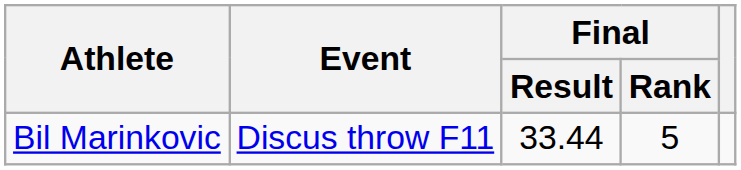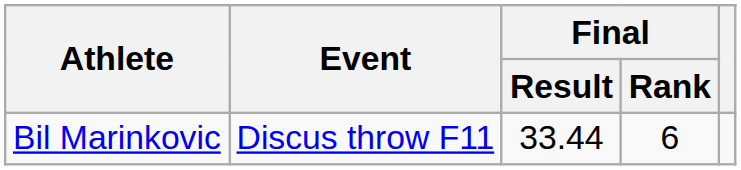(670, 139) 5 -> (670, 139) 6
